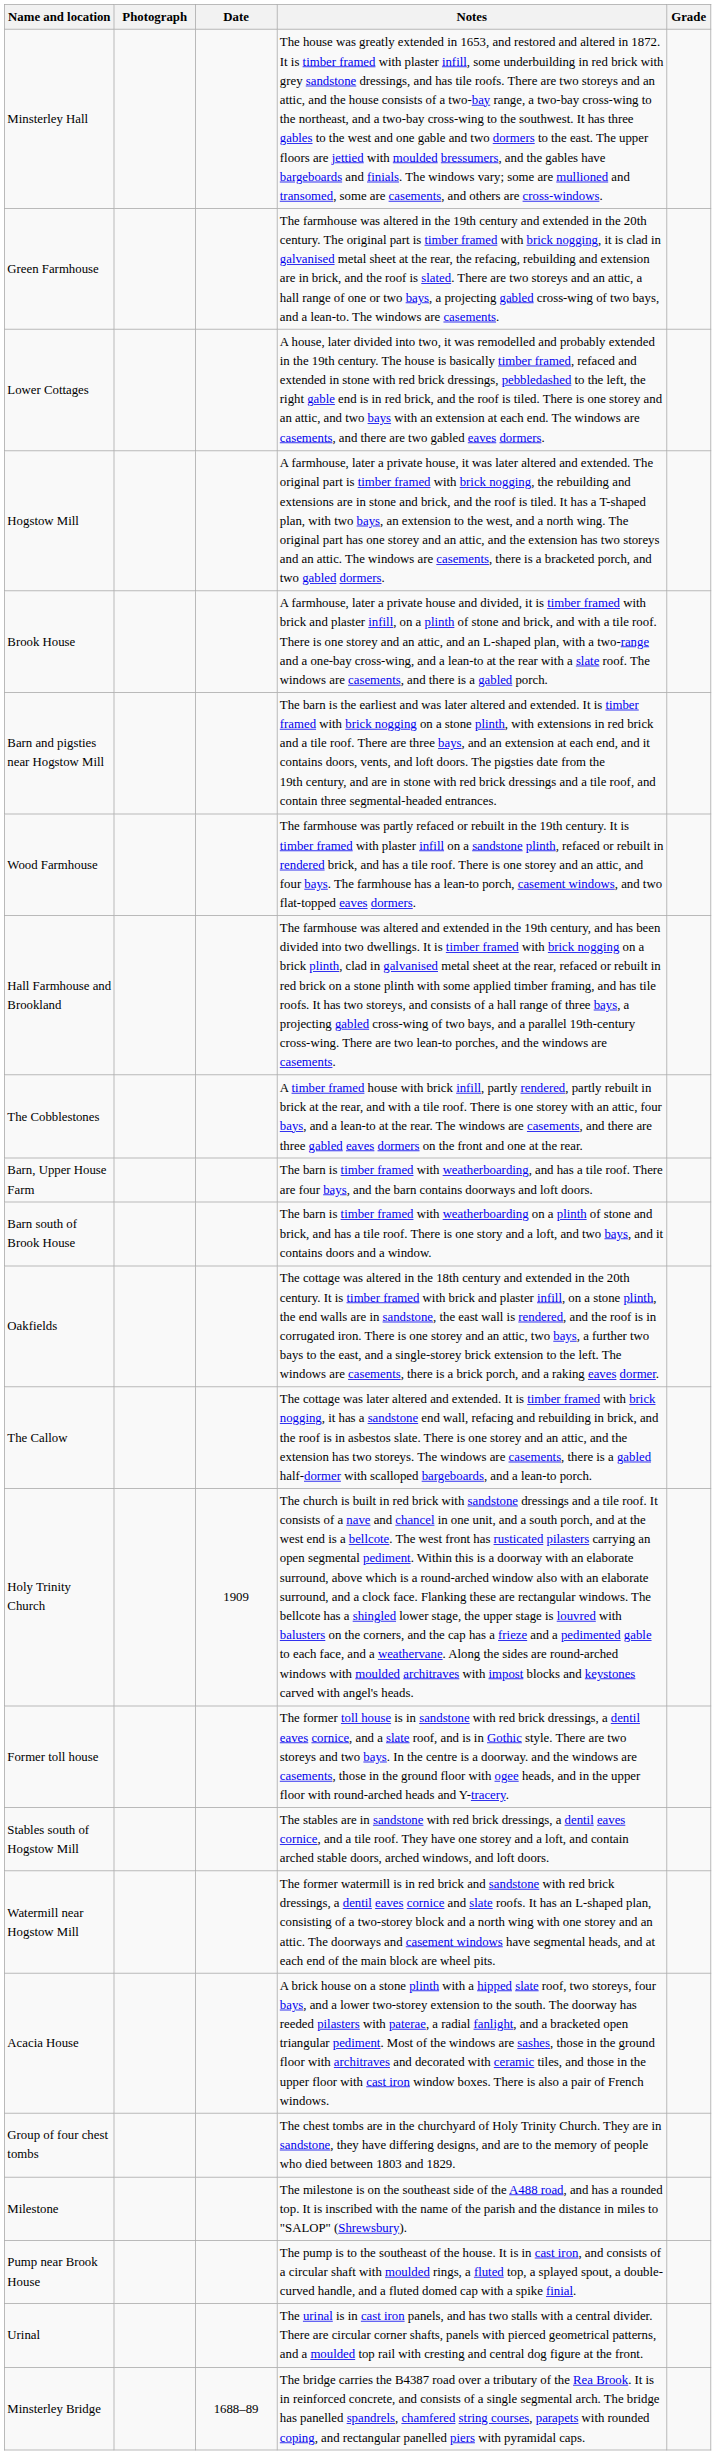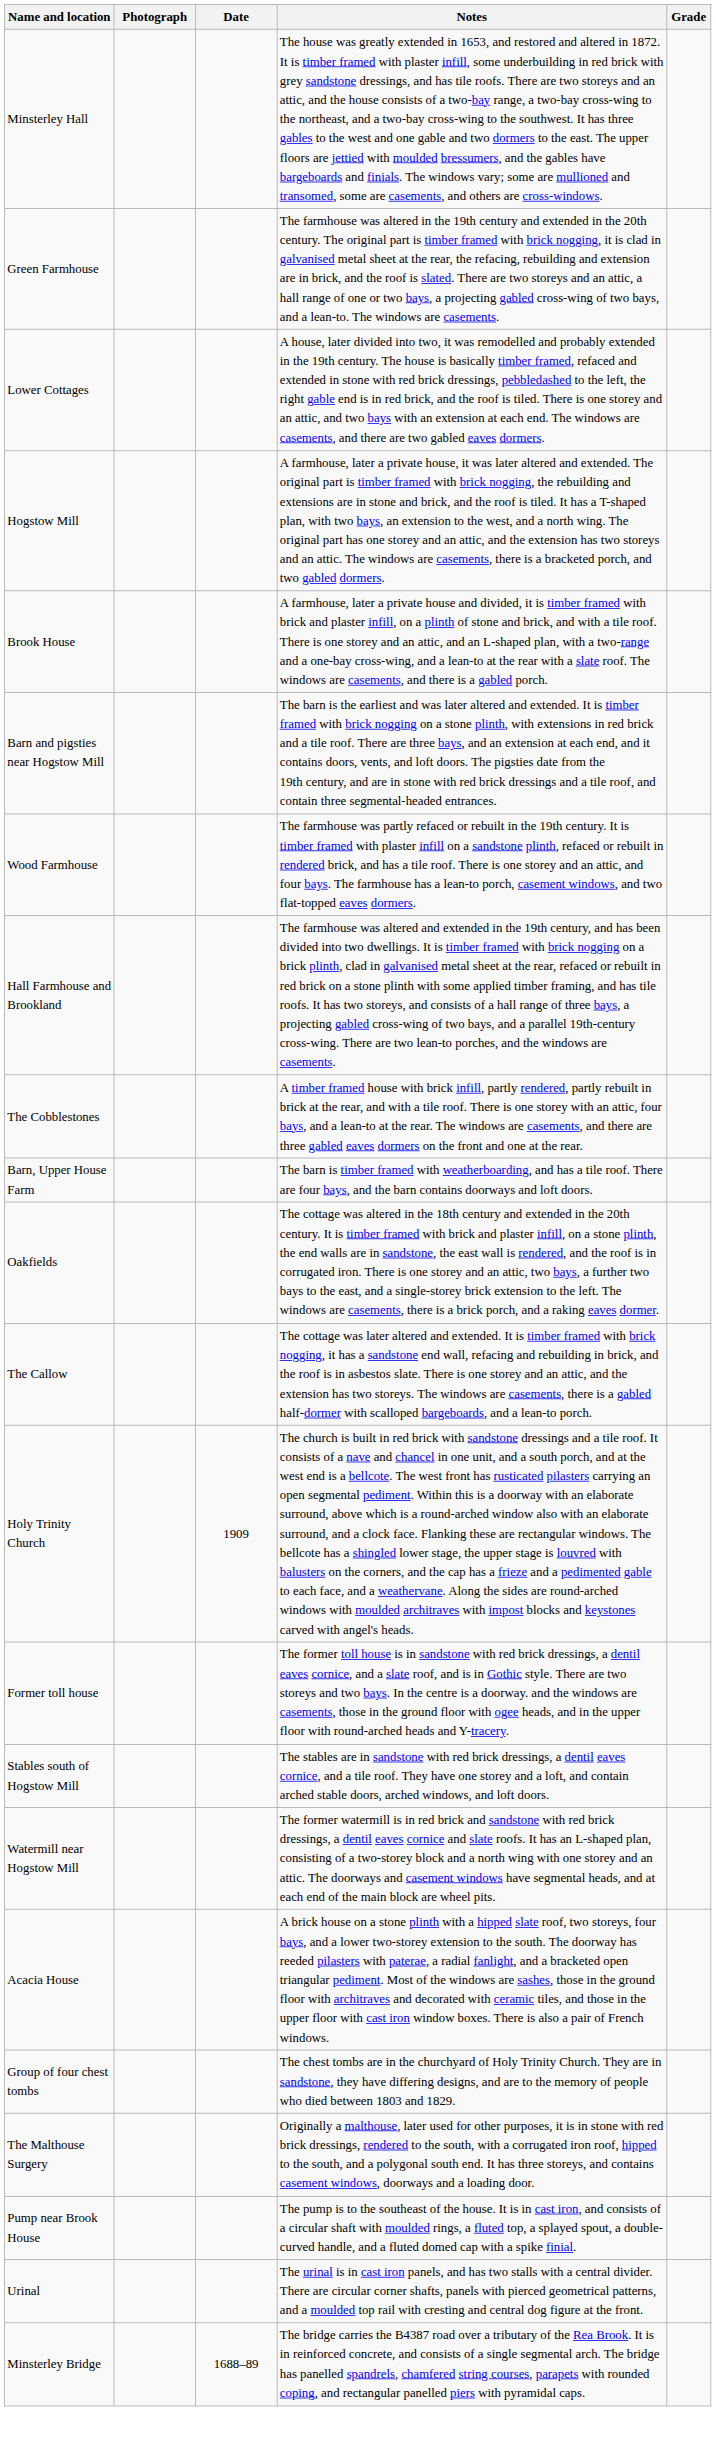- row: (42, 1233)
+ row: (46, 2154)
- row: (33, 2208)
